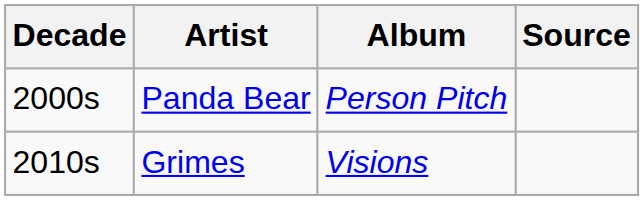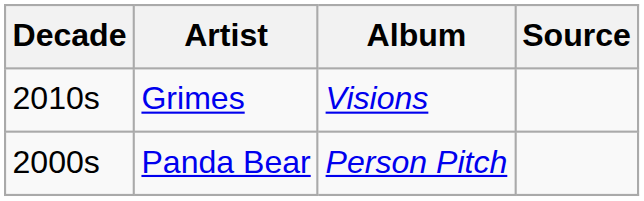rows swapped: (226, 98) <-> (193, 161)
